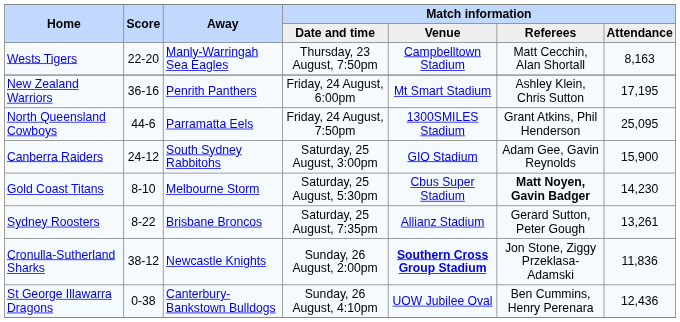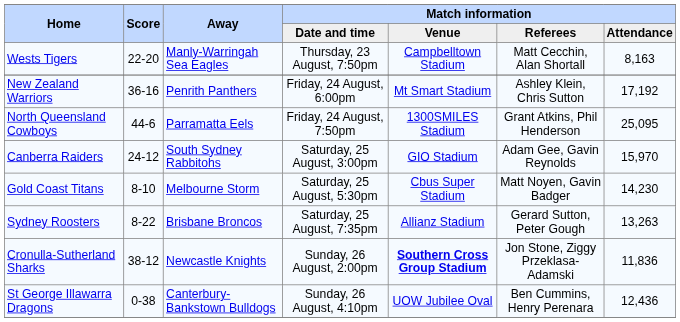(640, 91) 17,195 -> (640, 91) 17,192
(640, 156) 15,900 -> (640, 156) 15,970
(551, 189) bold -> (551, 189) normal
(640, 222) 13,261 -> (640, 222) 13,263
